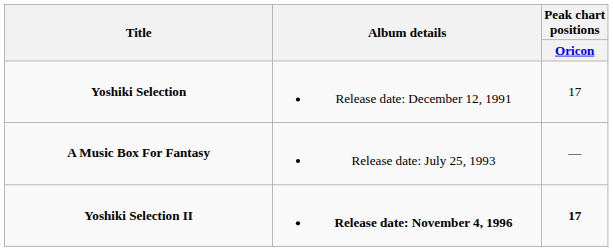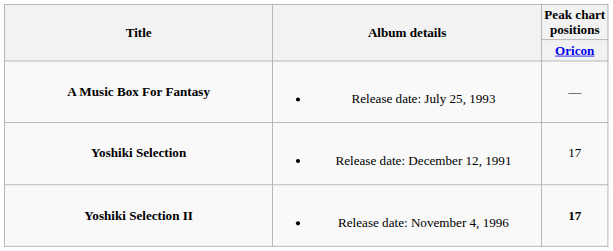rows swapped: (139, 91) <-> (139, 153)
(407, 223) bold -> (407, 223) normal
